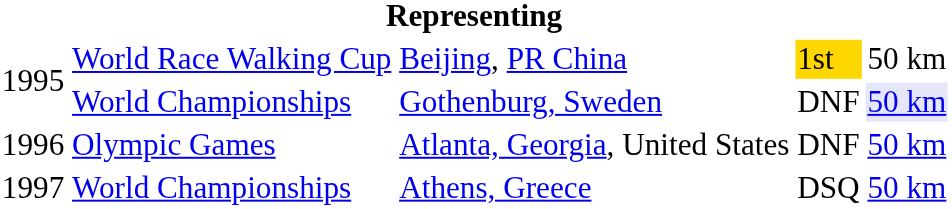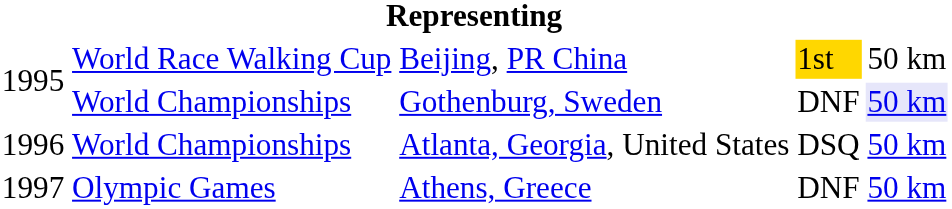(174, 144) Olympic Games -> (212, 144) World Championships
(828, 144) DNF -> (828, 144) DSQ
(212, 187) World Championships -> (174, 187) Olympic Games
(828, 187) DSQ -> (828, 187) DNF
